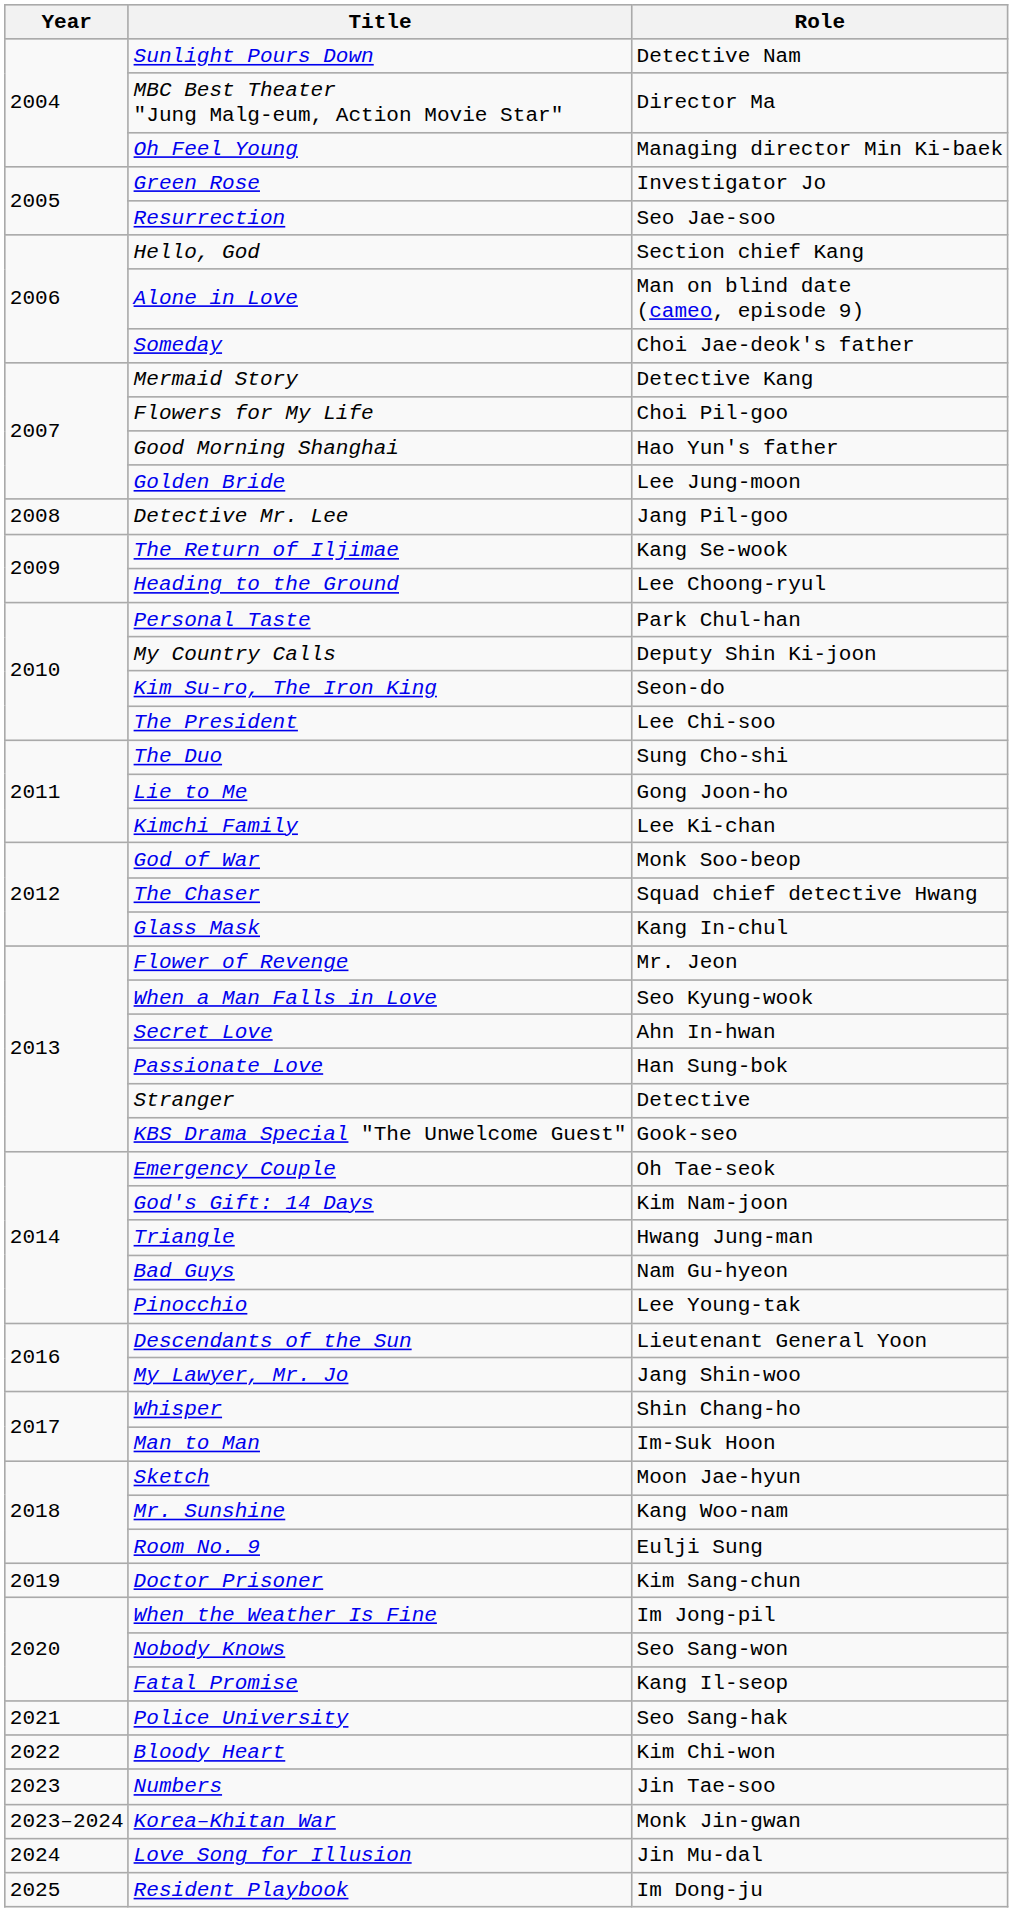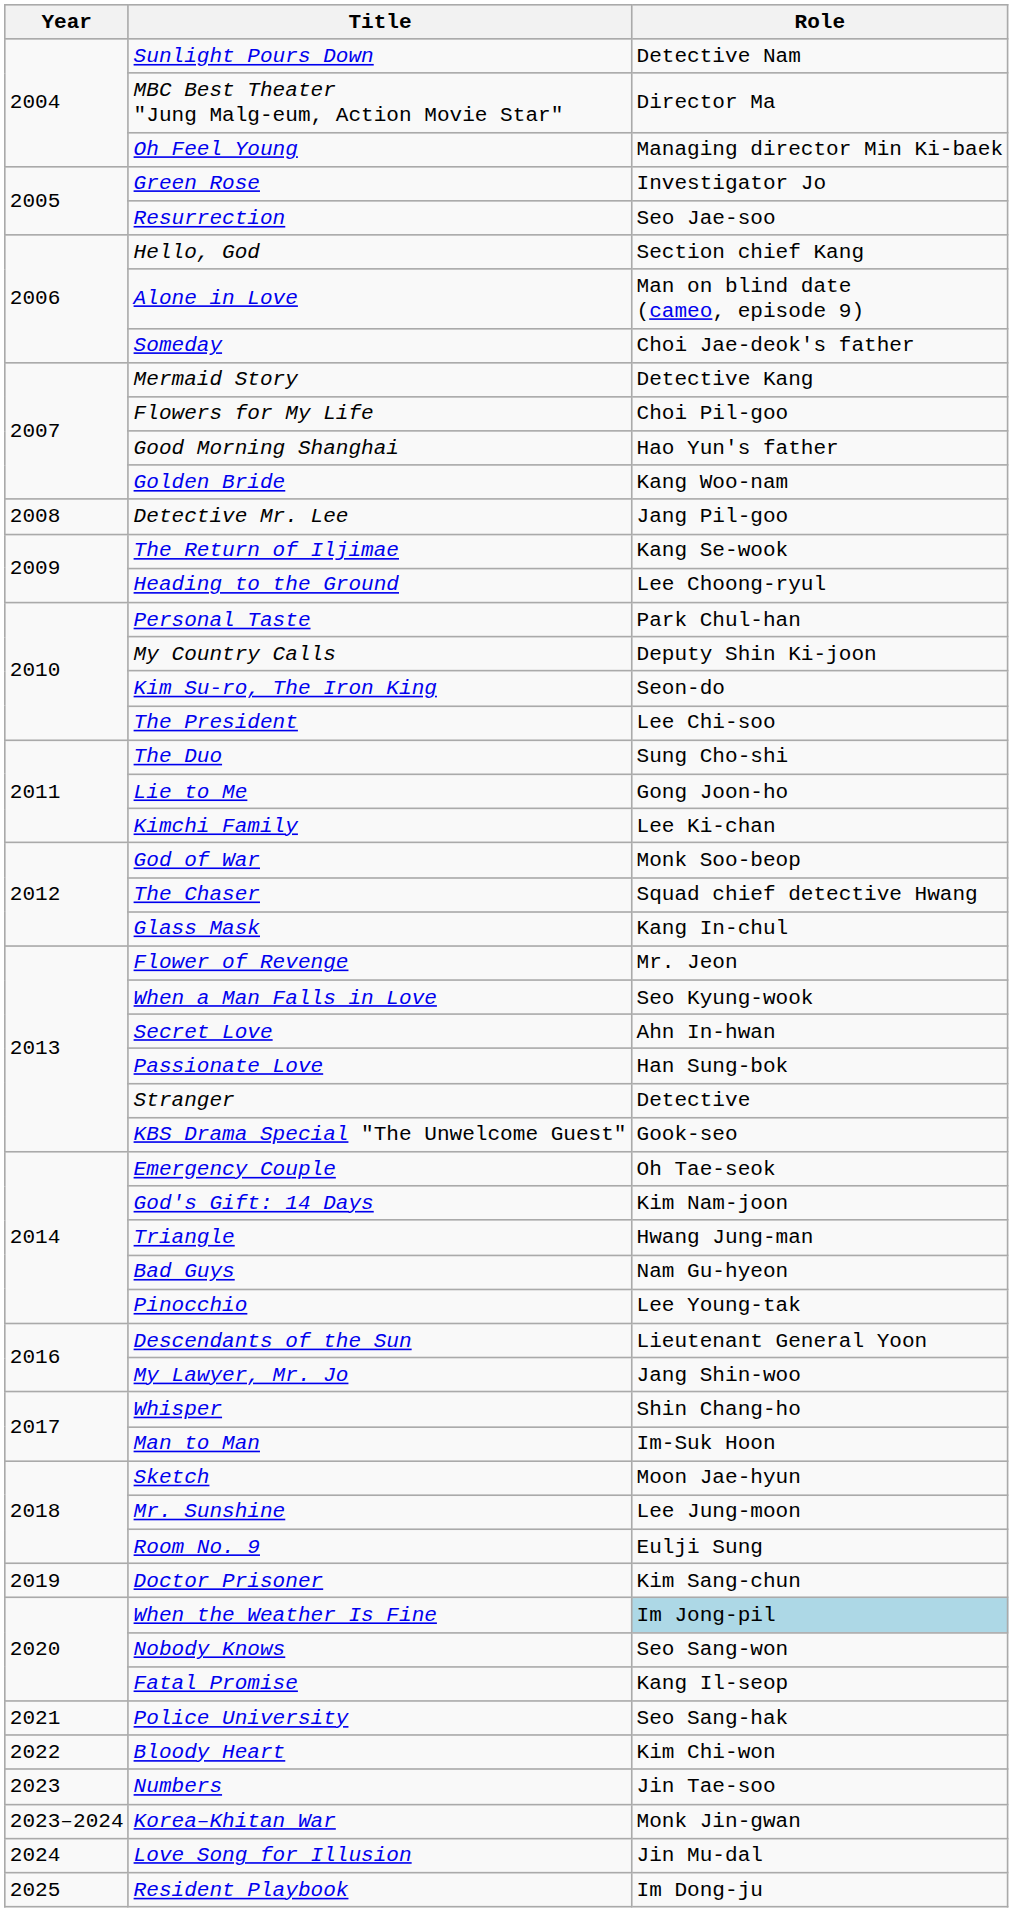(719, 482) Lee Jung-moon -> (712, 482) Kang Woo-nam
(712, 1512) Kang Woo-nam -> (719, 1512) Lee Jung-moon
(706, 1615) no background -> (706, 1615) lightblue background
